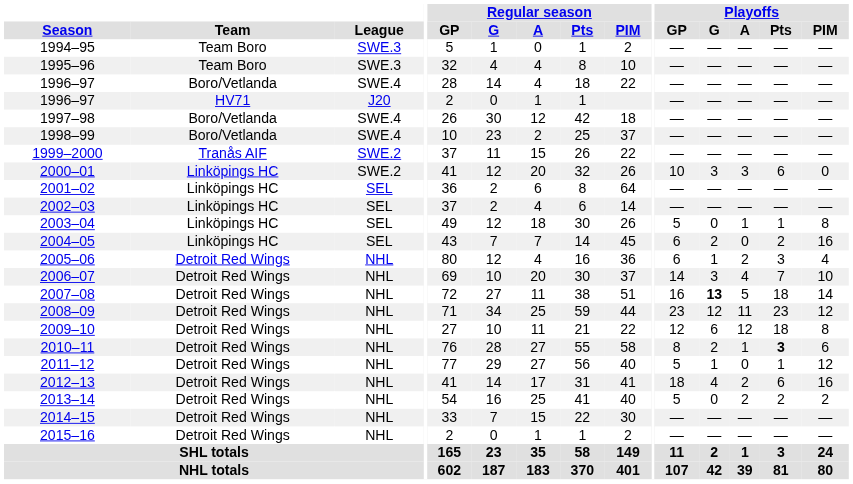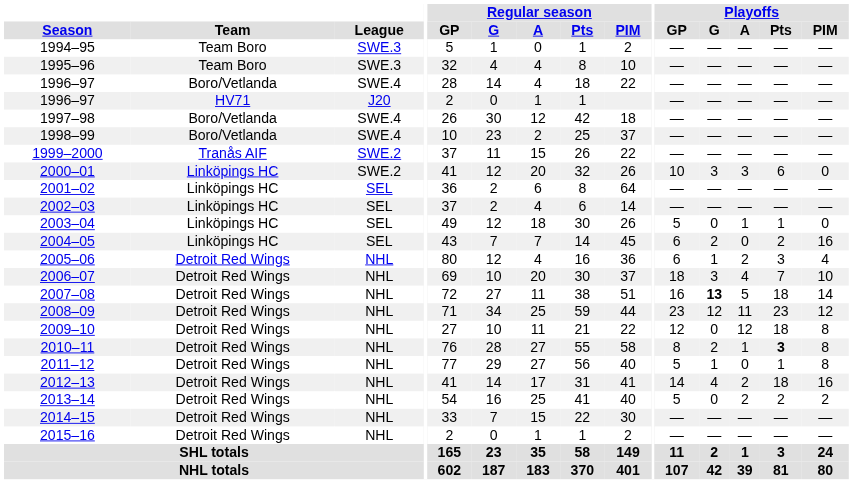(825, 224) 8 -> (825, 224) 0
(677, 276) 14 -> (677, 276) 18
(714, 329) 6 -> (714, 329) 0
(825, 347) 6 -> (825, 347) 8
(825, 364) 12 -> (825, 364) 8
(677, 382) 18 -> (677, 382) 14
(781, 382) 6 -> (781, 382) 18
